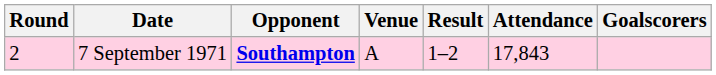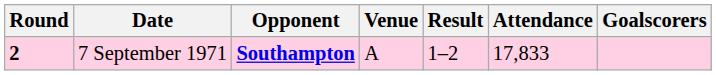(14, 53) normal -> (14, 53) bold
(521, 53) 17,843 -> (521, 53) 17,833
